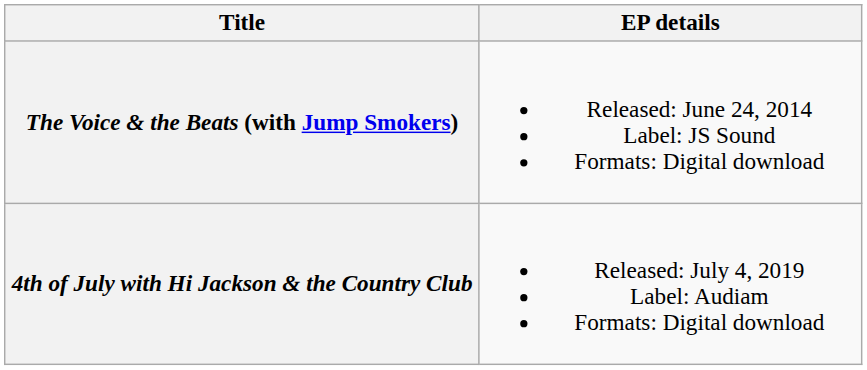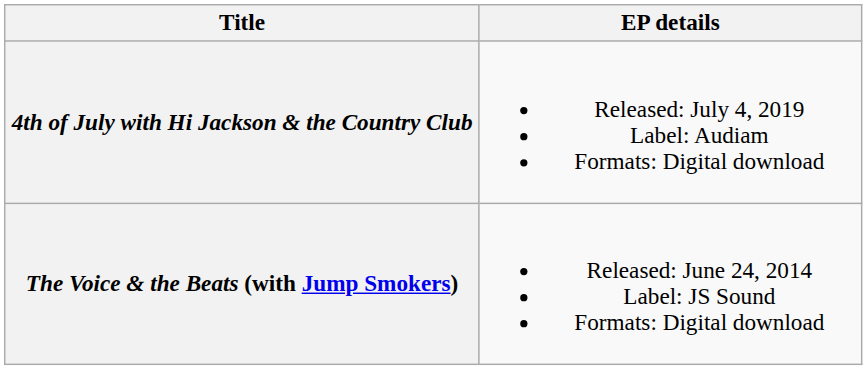rows swapped: (242, 122) <-> (242, 283)
